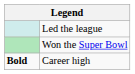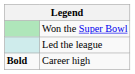rows swapped: (72, 28) <-> (85, 45)
